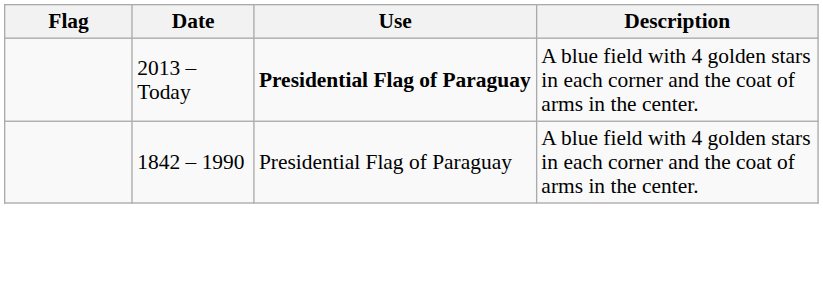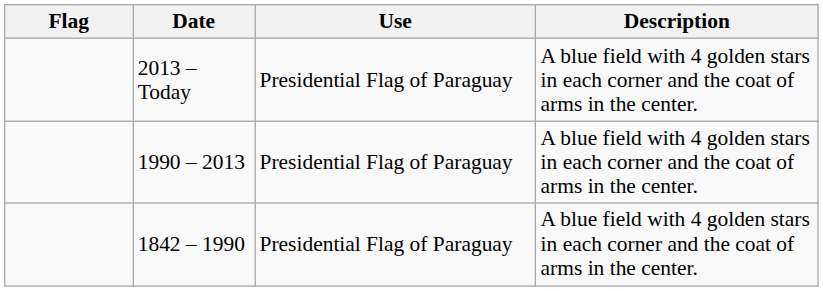(395, 79) bold -> (386, 79) normal
+ row: (191, 161)
